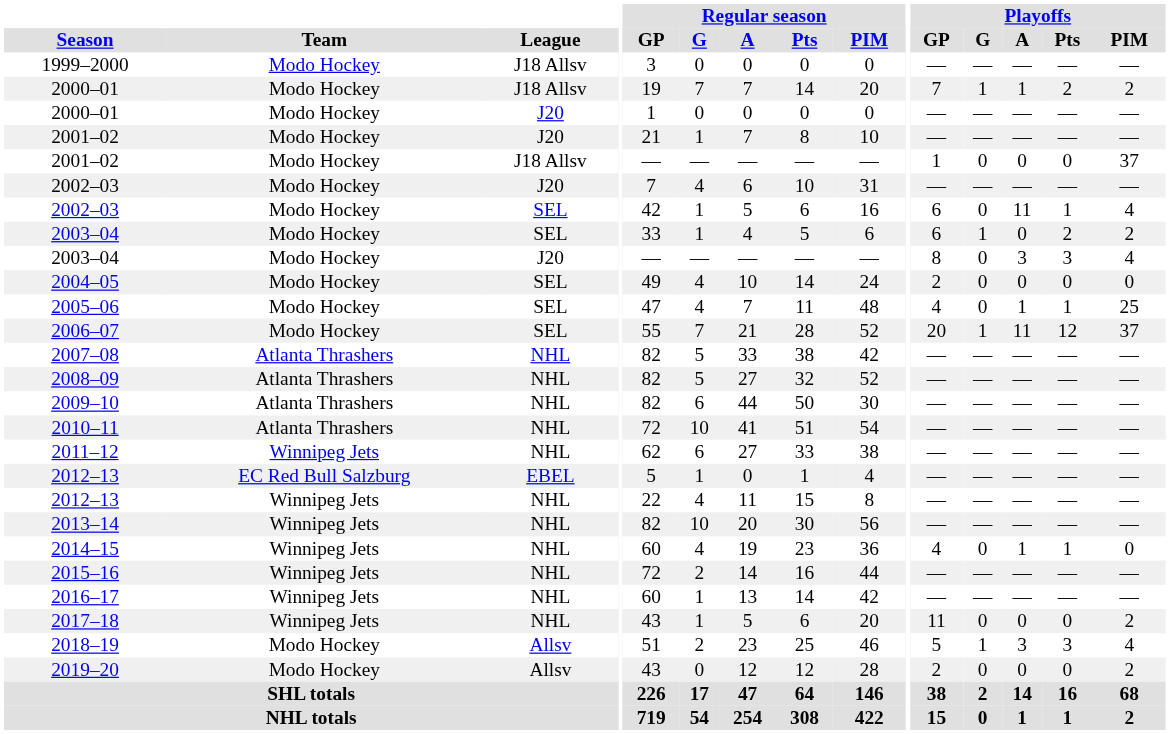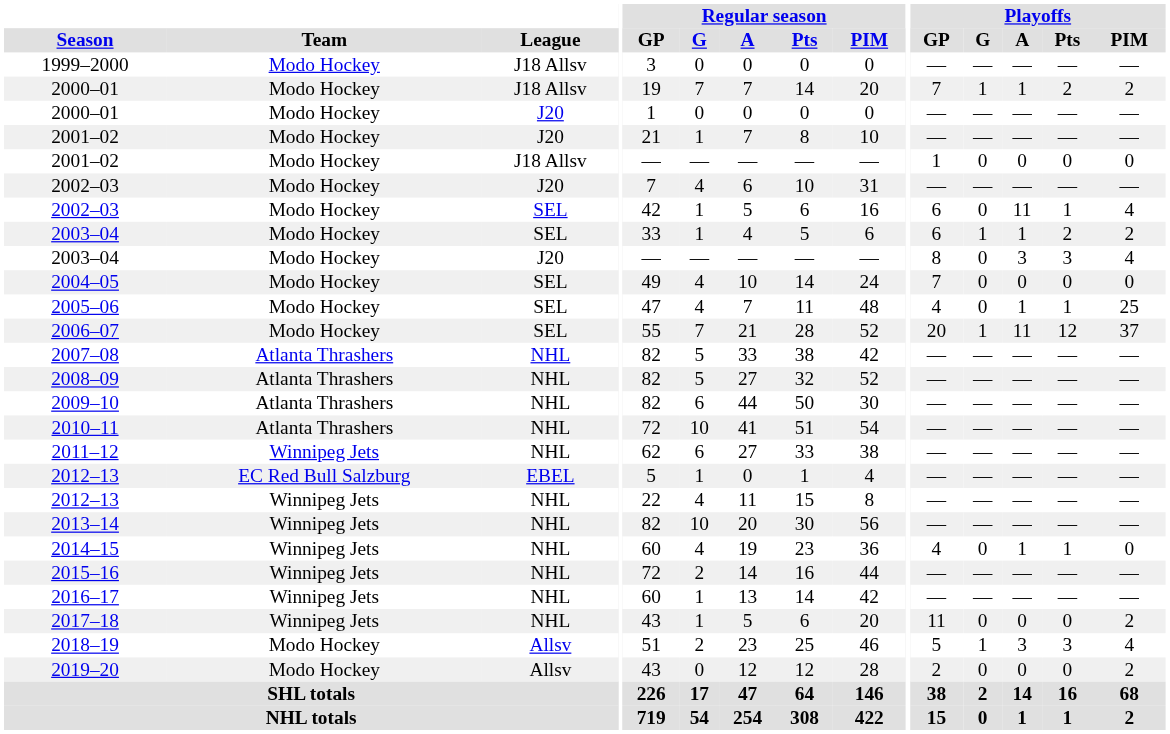(1129, 161) 37 -> (1129, 161) 0
(1022, 233) 0 -> (1022, 233) 1
(936, 282) 2 -> (936, 282) 7
